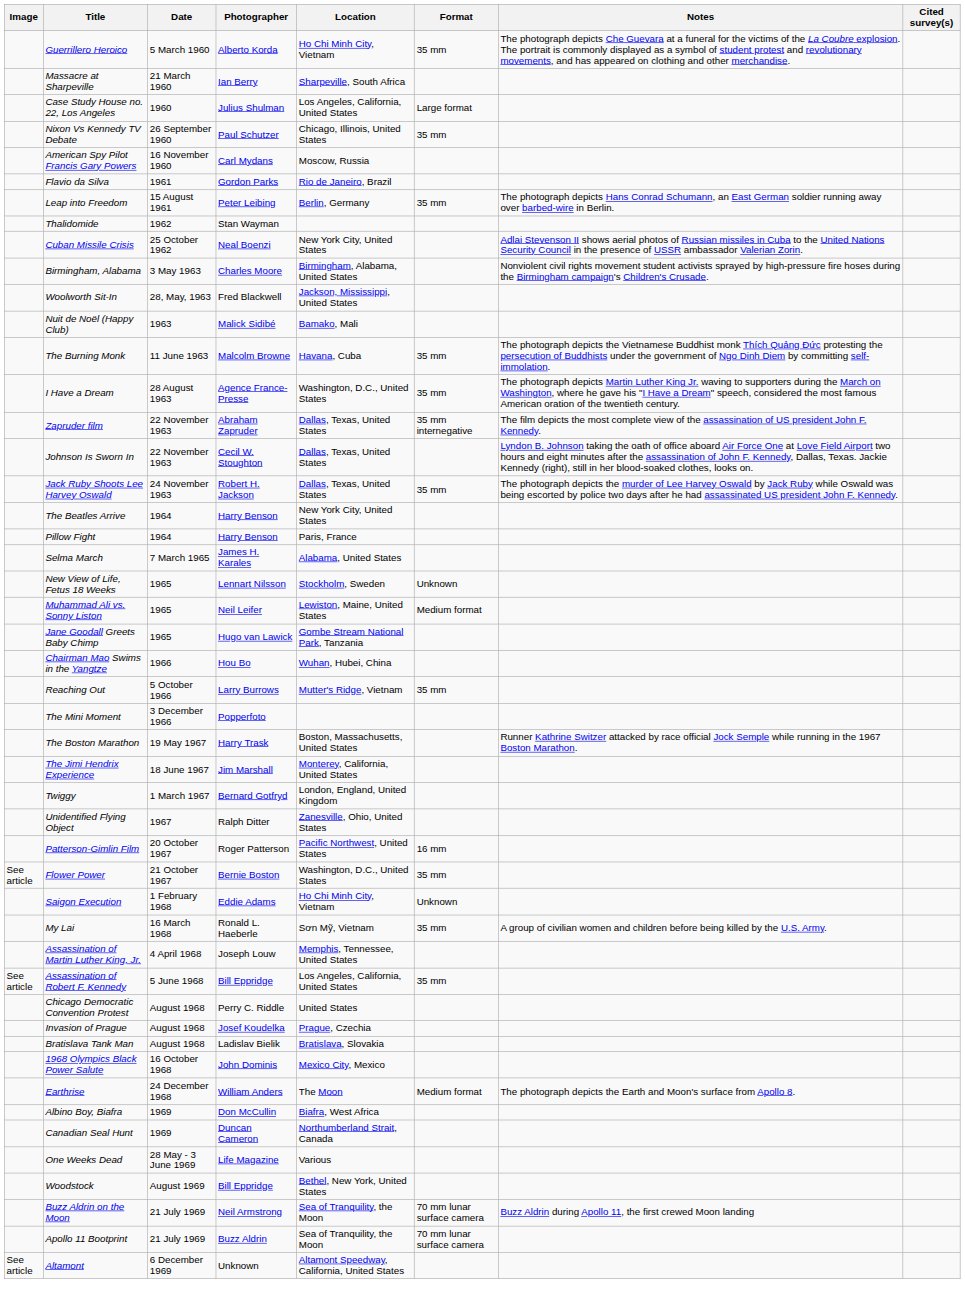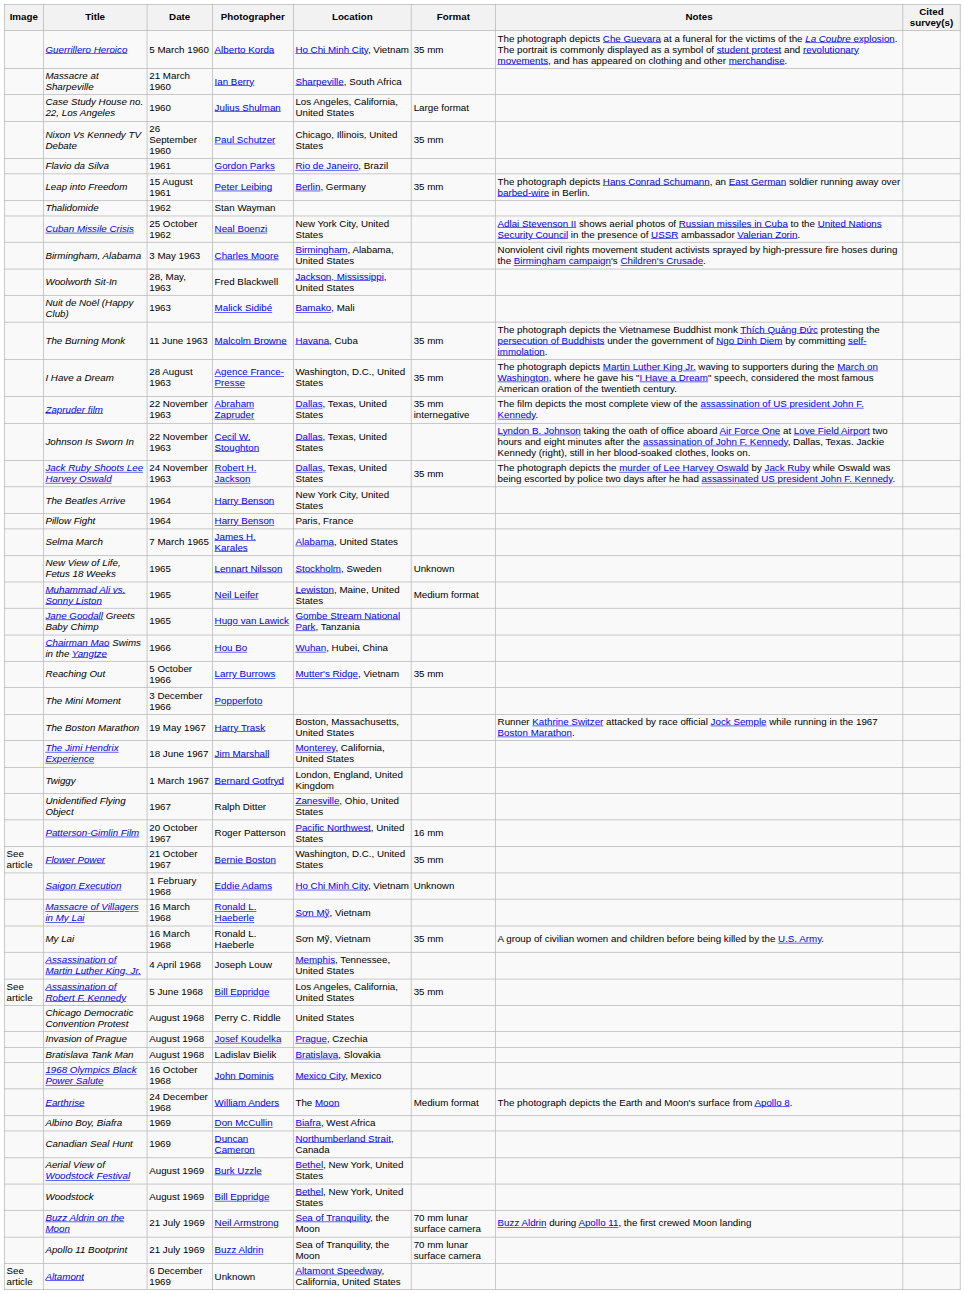- row: (91, 161)
+ row: (92, 912)
- row: (84, 1159)
+ row: (88, 1170)
